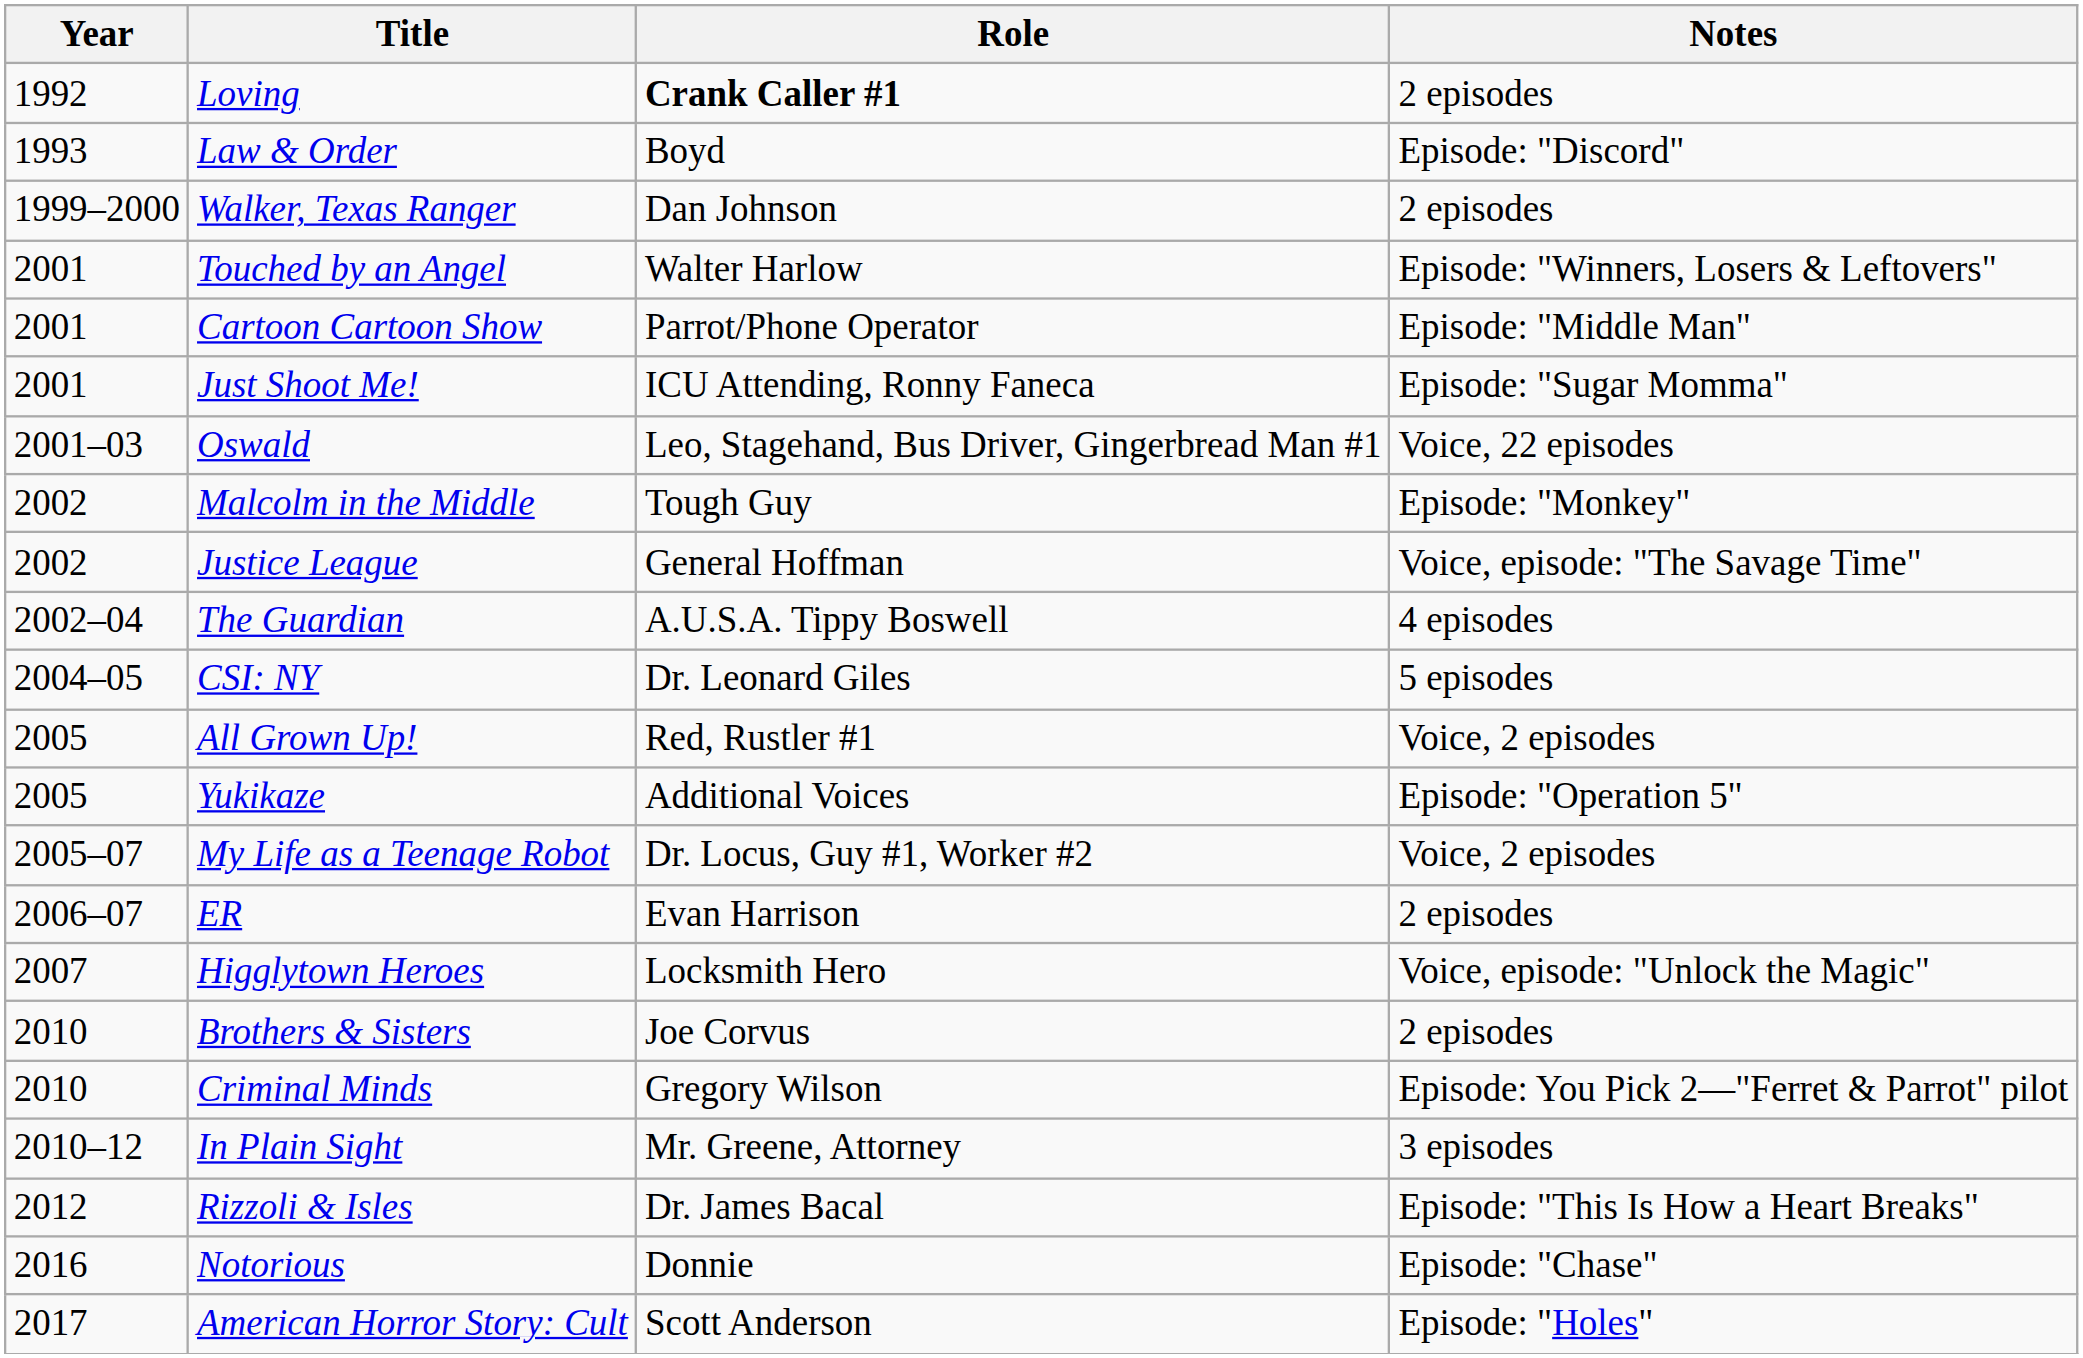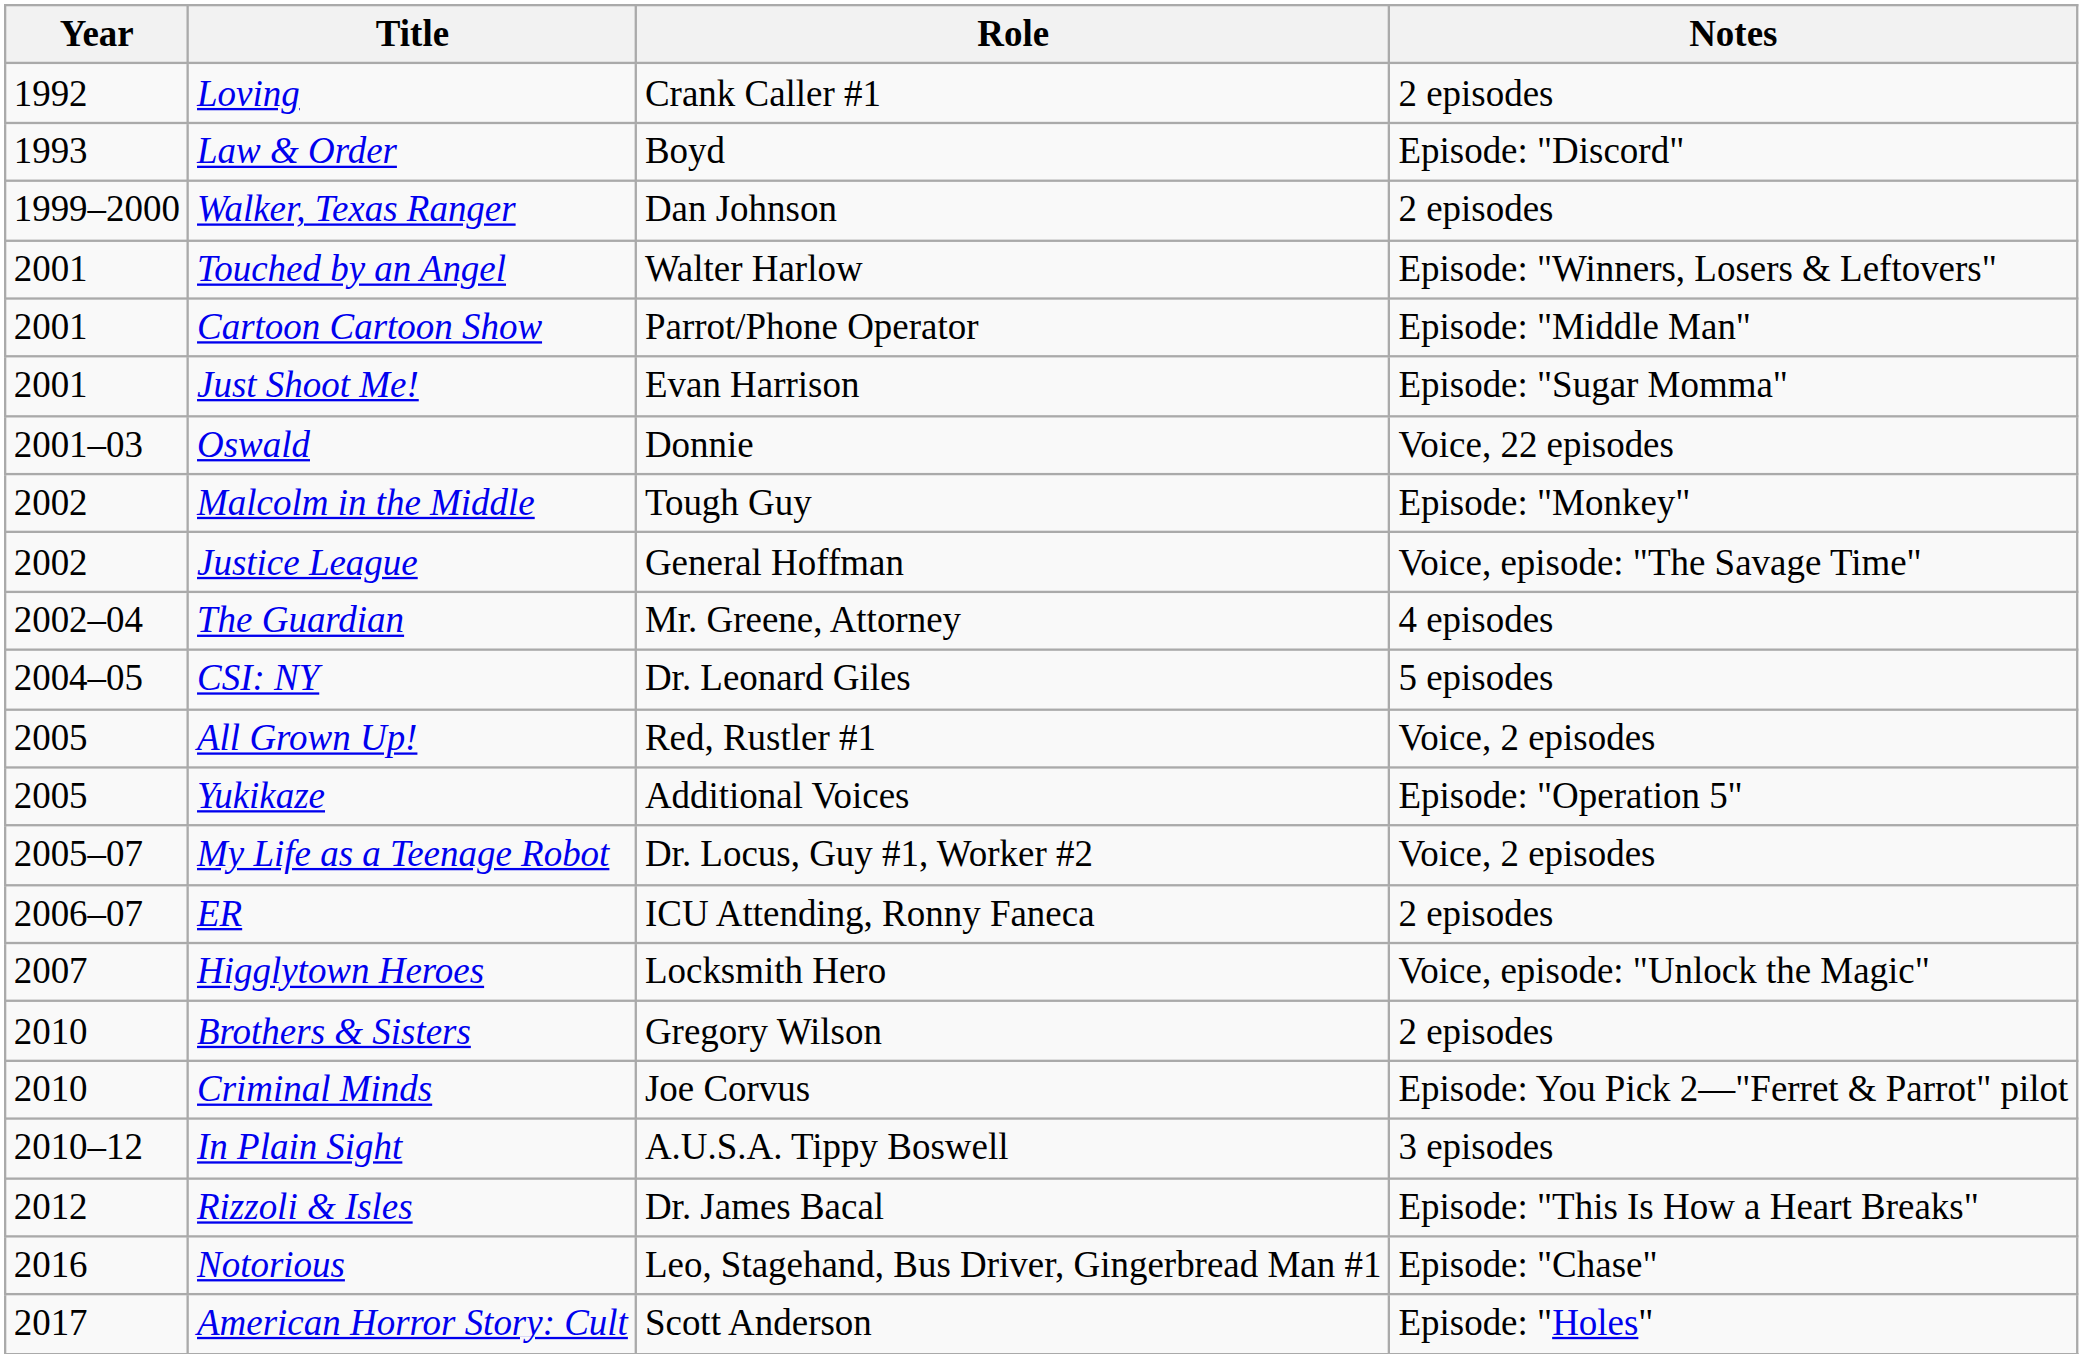(773, 92) bold -> (763, 92) normal
(870, 385) ICU Attending, Ronny Faneca -> (752, 385) Evan Harrison
(1013, 444) Leo, Stagehand, Bus Driver, Gingerbread Man #1 -> (699, 444) Donnie
(827, 619) A.U.S.A. Tippy Boswell -> (803, 619) Mr. Greene, Attorney
(752, 913) Evan Harrison -> (870, 913) ICU Attending, Ronny Faneca
(728, 1030) Joe Corvus -> (763, 1030) Gregory Wilson
(763, 1088) Gregory Wilson -> (728, 1088) Joe Corvus
(803, 1147) Mr. Greene, Attorney -> (827, 1147) A.U.S.A. Tippy Boswell
(699, 1264) Donnie -> (1013, 1264) Leo, Stagehand, Bus Driver, Gingerbread Man #1
